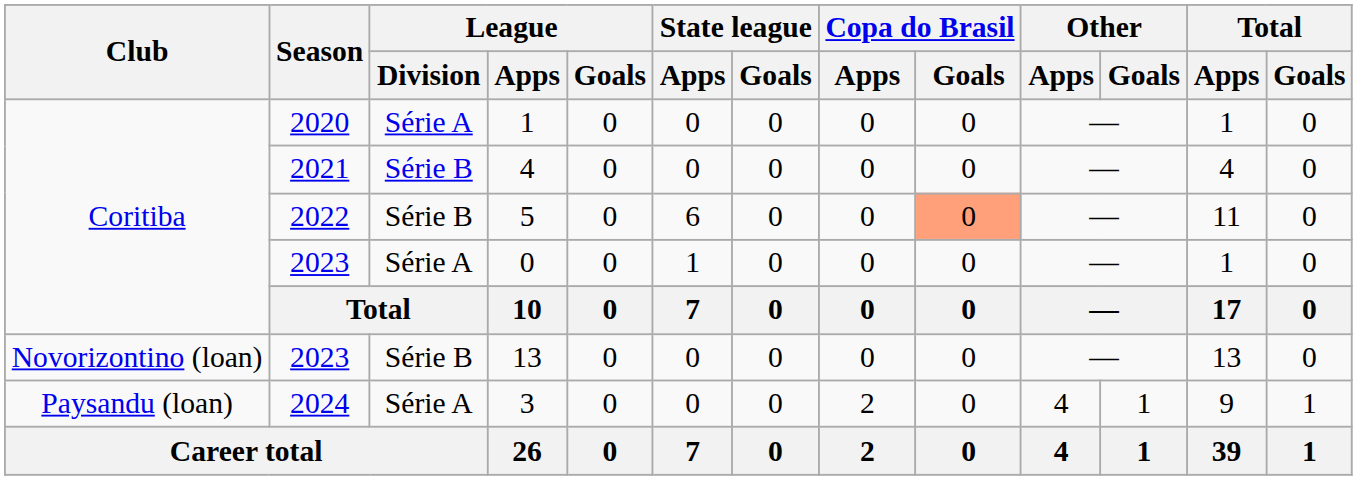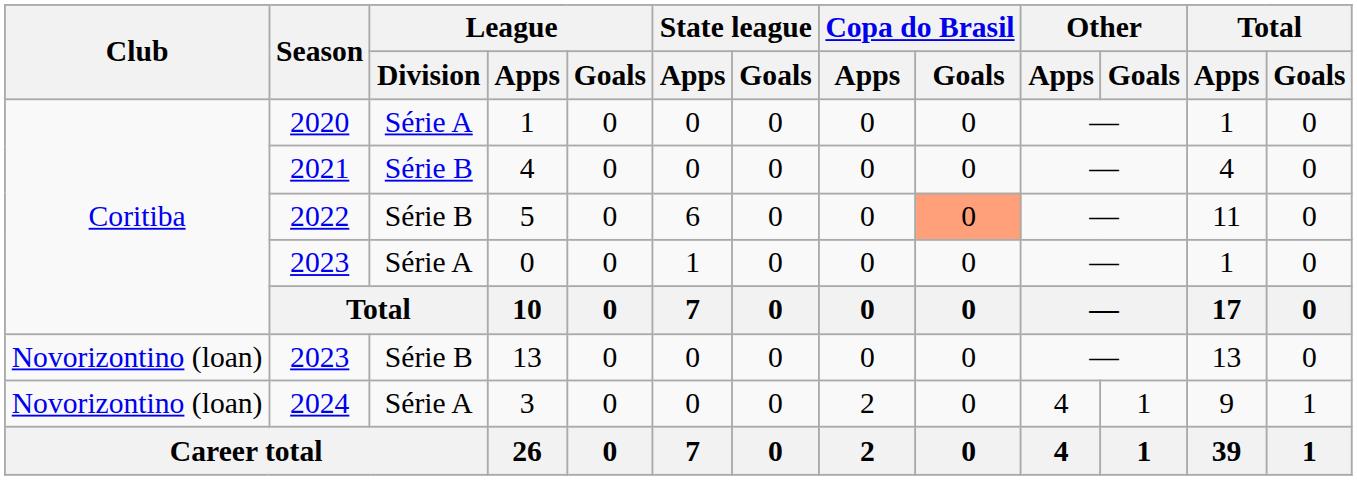(137, 403) Paysandu (loan) -> (137, 403) Novorizontino (loan)
